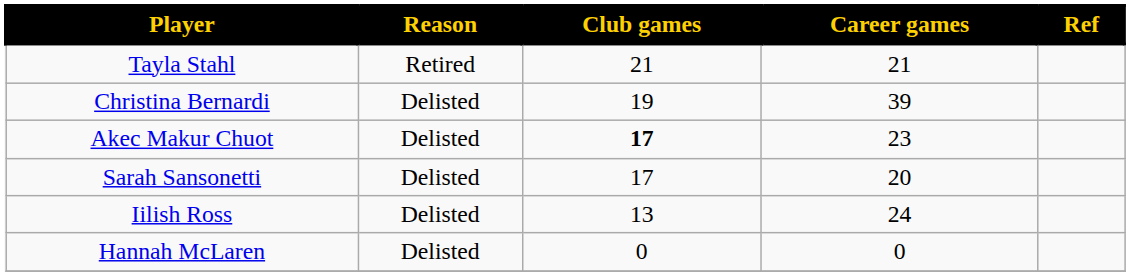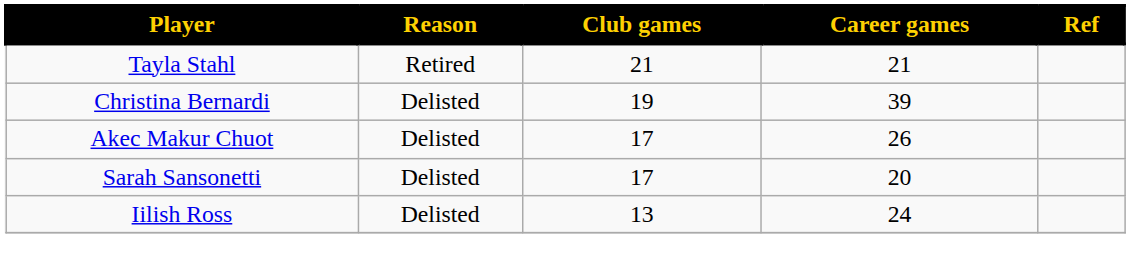(642, 138) bold -> (642, 138) normal
(900, 138) 23 -> (900, 138) 26
- row: (182, 251)
